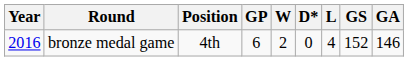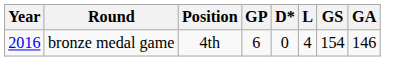- column: (283, 17)
(356, 42) 152 -> (333, 42) 154
